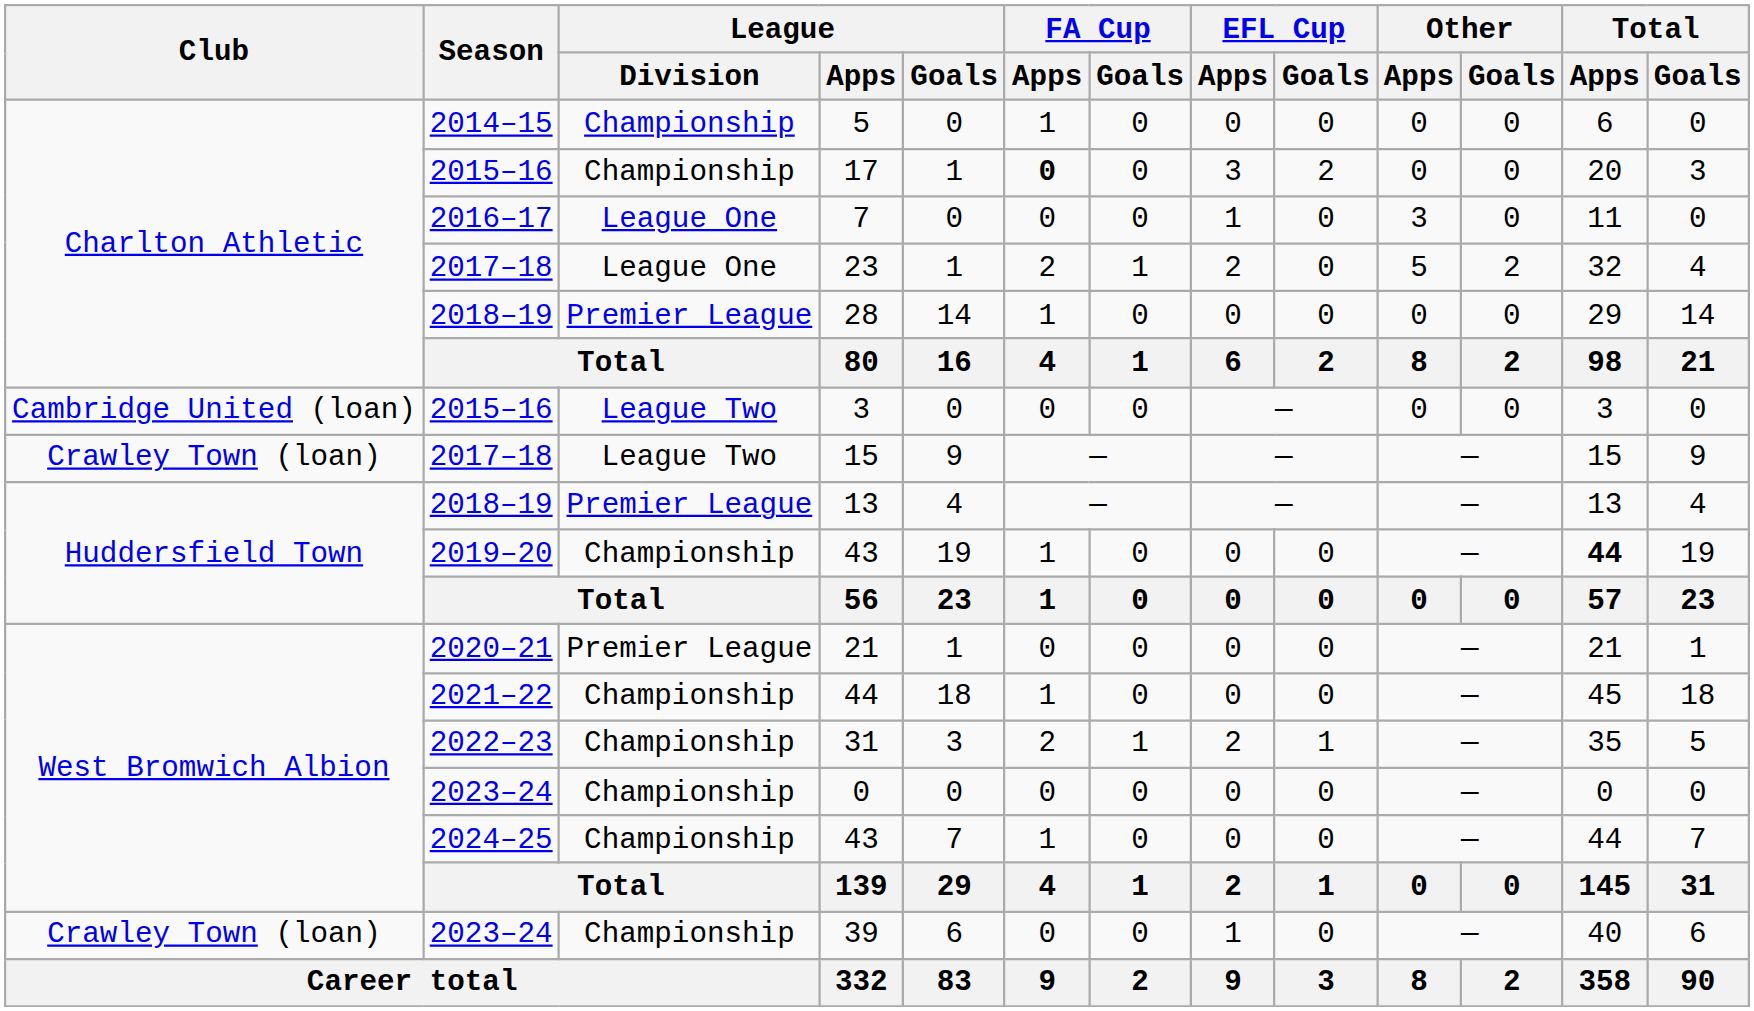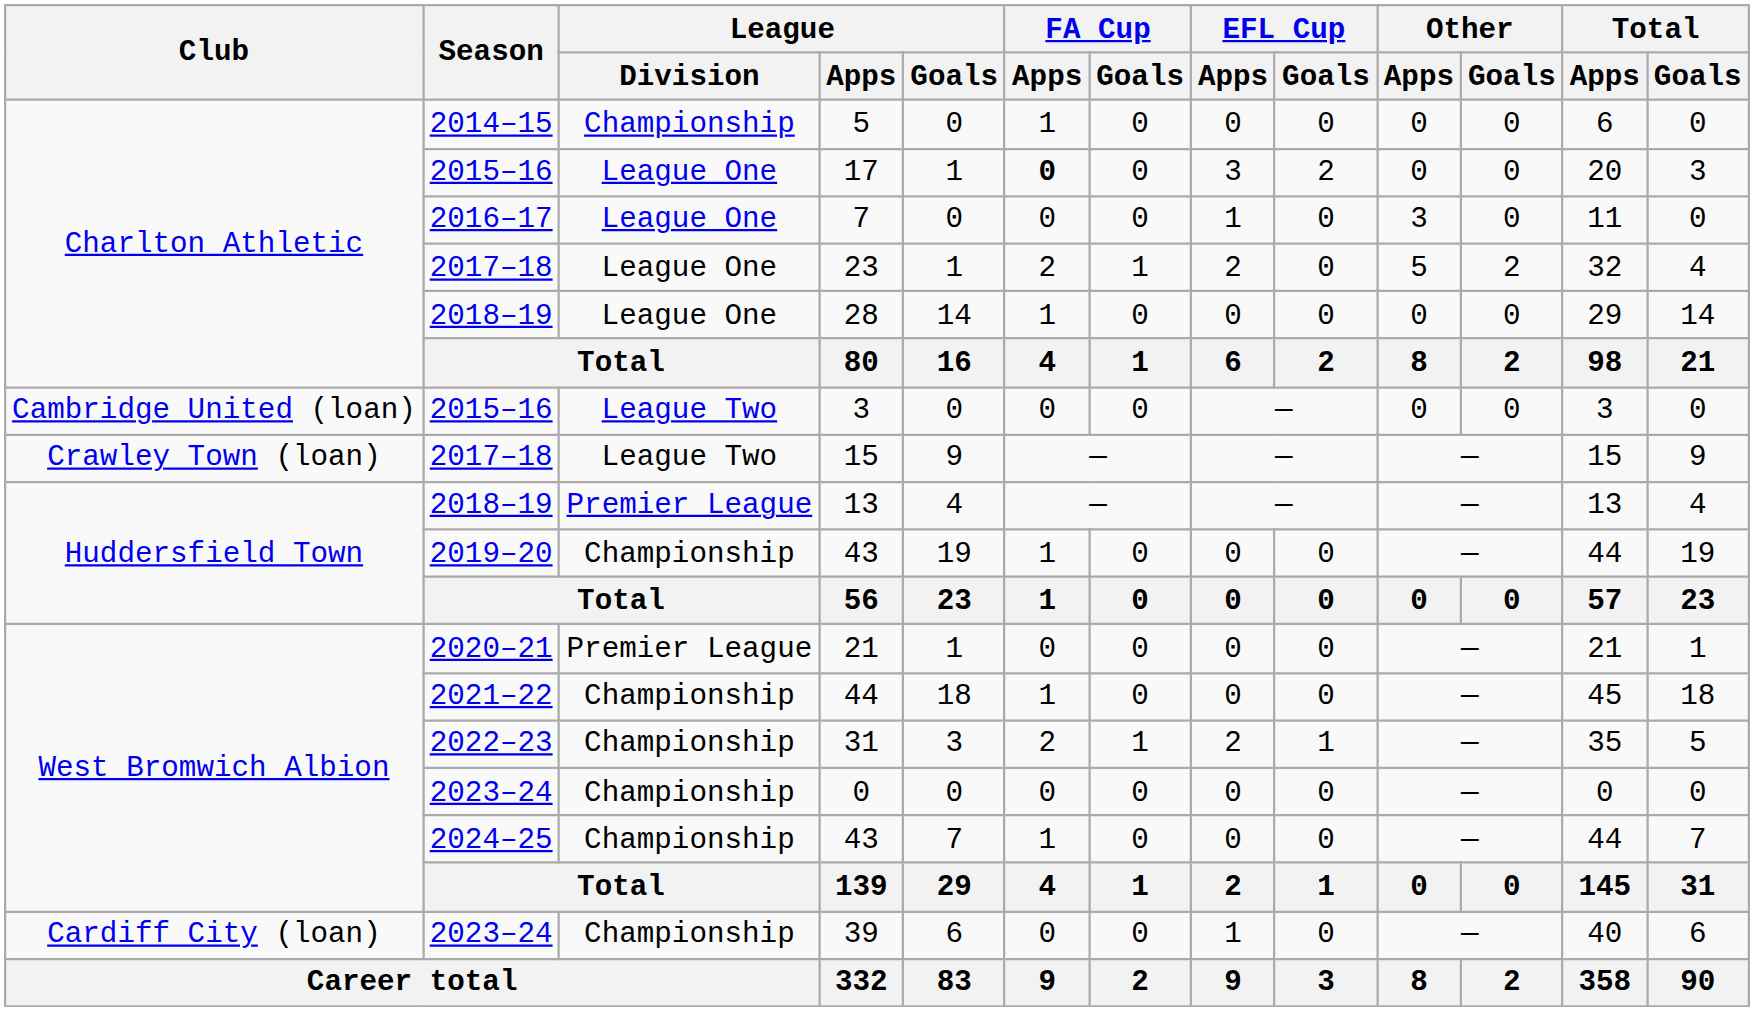(689, 172) Championship -> (689, 172) League One
(689, 315) Premier League -> (689, 315) League One
(1605, 553) bold -> (1605, 553) normal
(214, 935) Crawley Town (loan) -> (214, 935) Cardiff City (loan)
